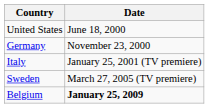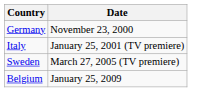- row: (35, 29)
(105, 95) bold -> (86, 78) normal
